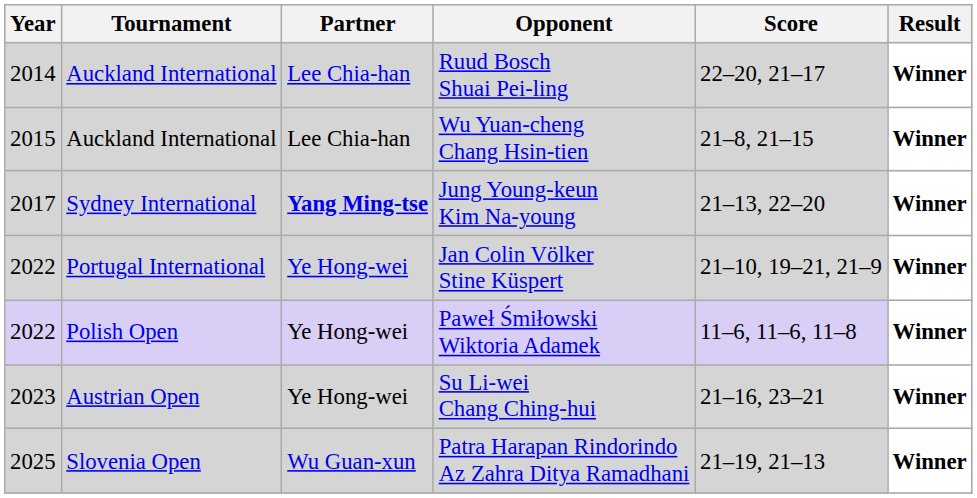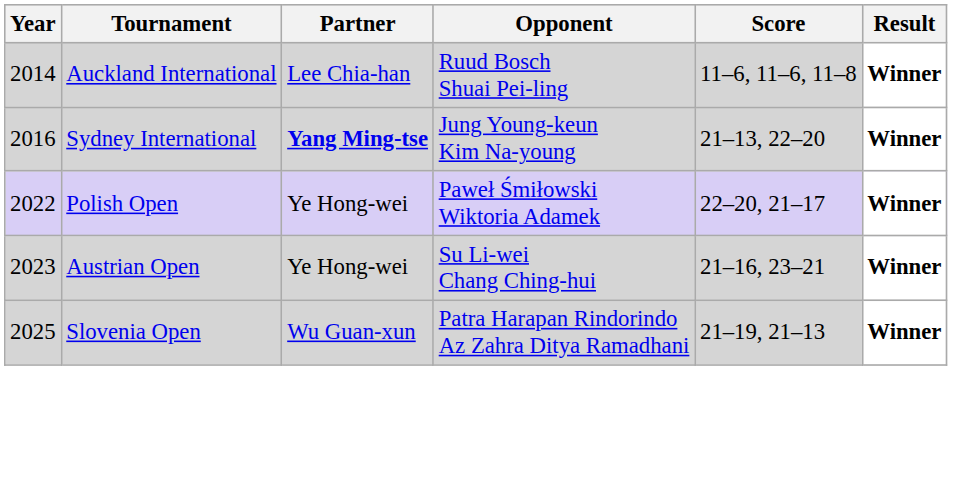(763, 74) 22–20, 21–17 -> (778, 74) 11–6, 11–6, 11–8
- row: (514, 138)
(33, 203) 2017 -> (33, 138) 2016
- row: (516, 267)
(778, 332) 11–6, 11–6, 11–8 -> (763, 203) 22–20, 21–17
